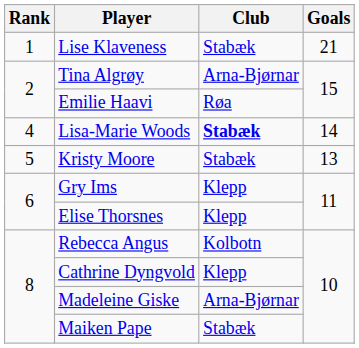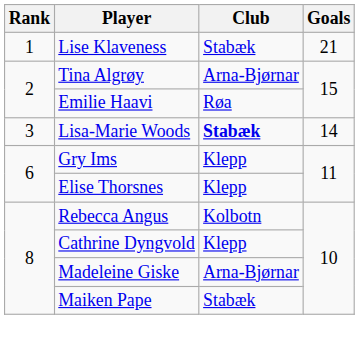(29, 131) 4 -> (29, 131) 3
- row: (106, 159)
